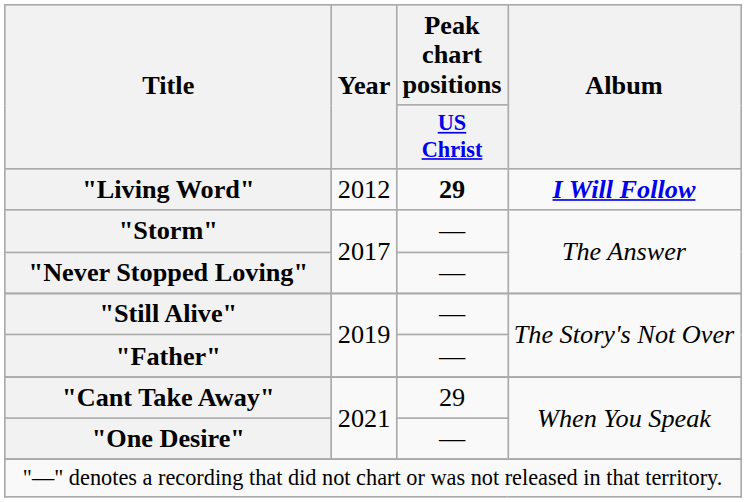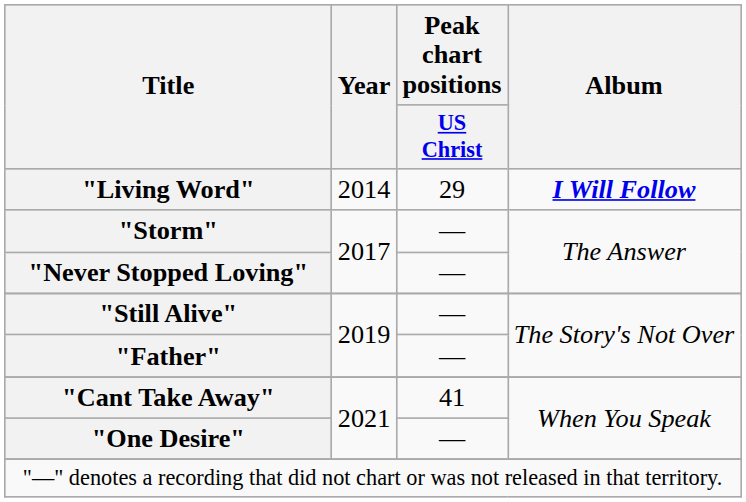(364, 188) 2012 -> (364, 188) 2014
(452, 188) bold -> (452, 188) normal
(452, 397) 29 -> (452, 397) 41
